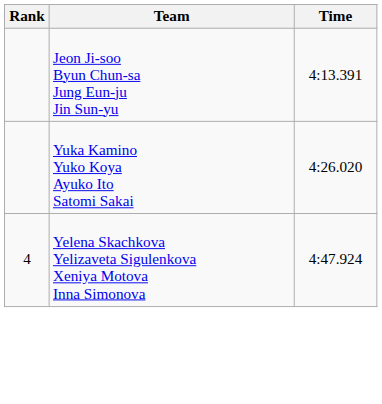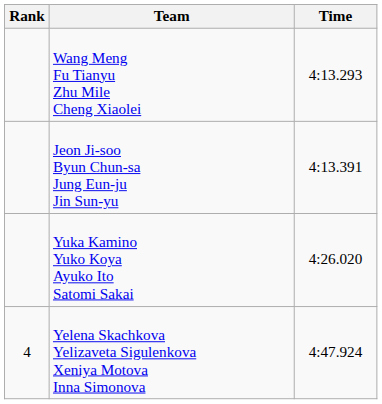+ row: (97, 83)
